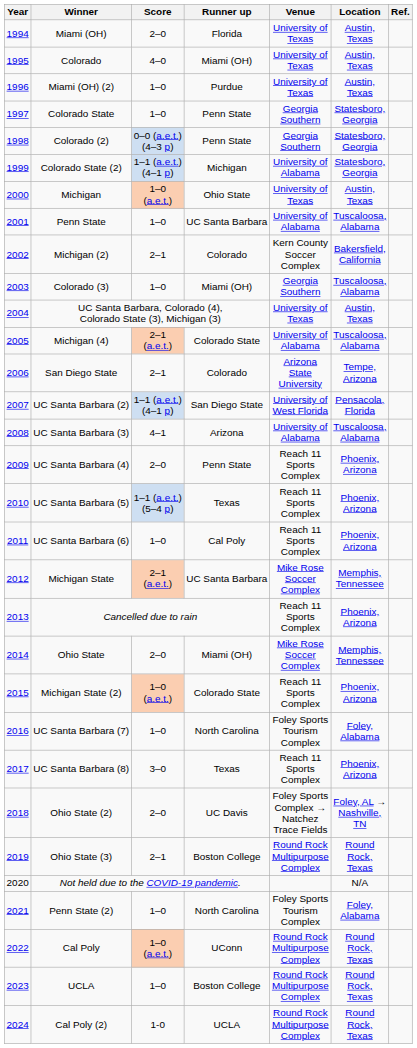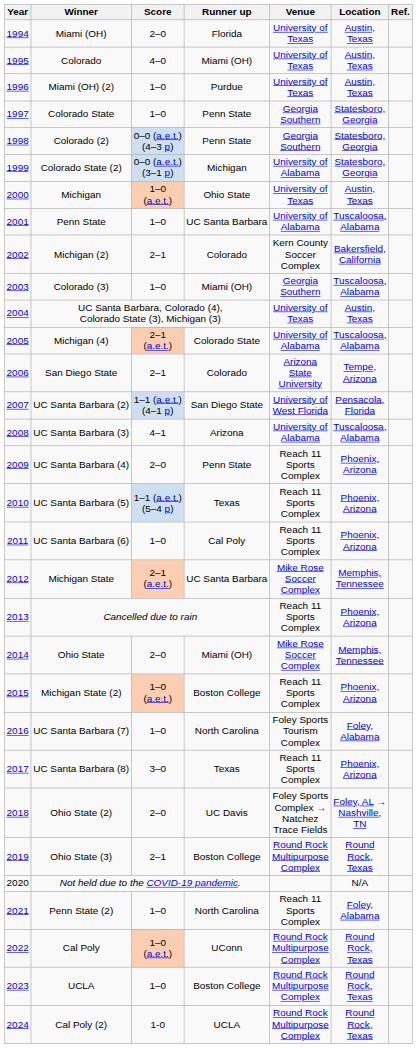(158, 168) 1–1 (a.e.t.) (4–1 p) -> (158, 168) 0–0 (a.e.t.) (3–1 p)
(227, 693) Colorado State -> (227, 693) Boston College
(300, 910) Foley Sports Tourism Complex -> (300, 910) Reach 11 Sports Complex
